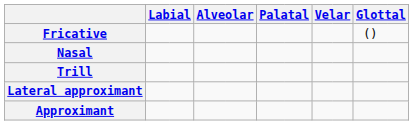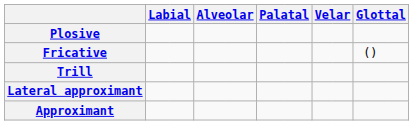+ row: (75, 33)
- row: (75, 53)
